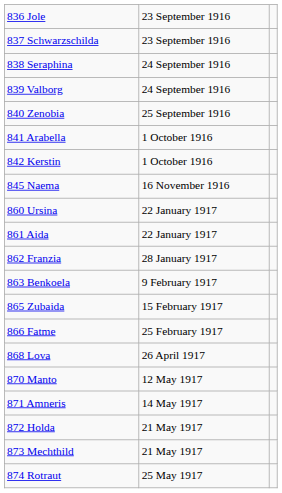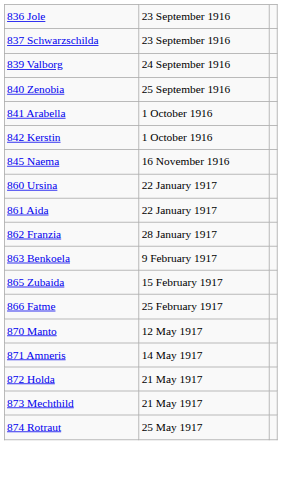- row: (40, 65)
- row: (29, 354)
